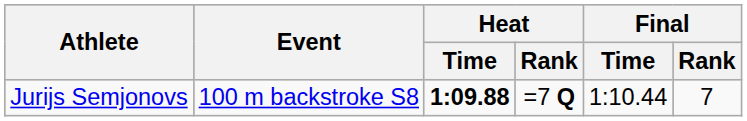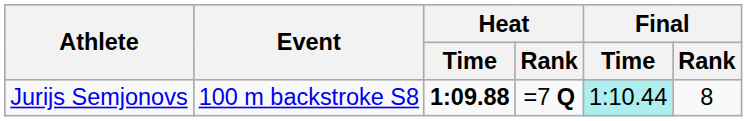(628, 98) no background -> (628, 98) paleturquoise background
(707, 98) 7 -> (707, 98) 8
